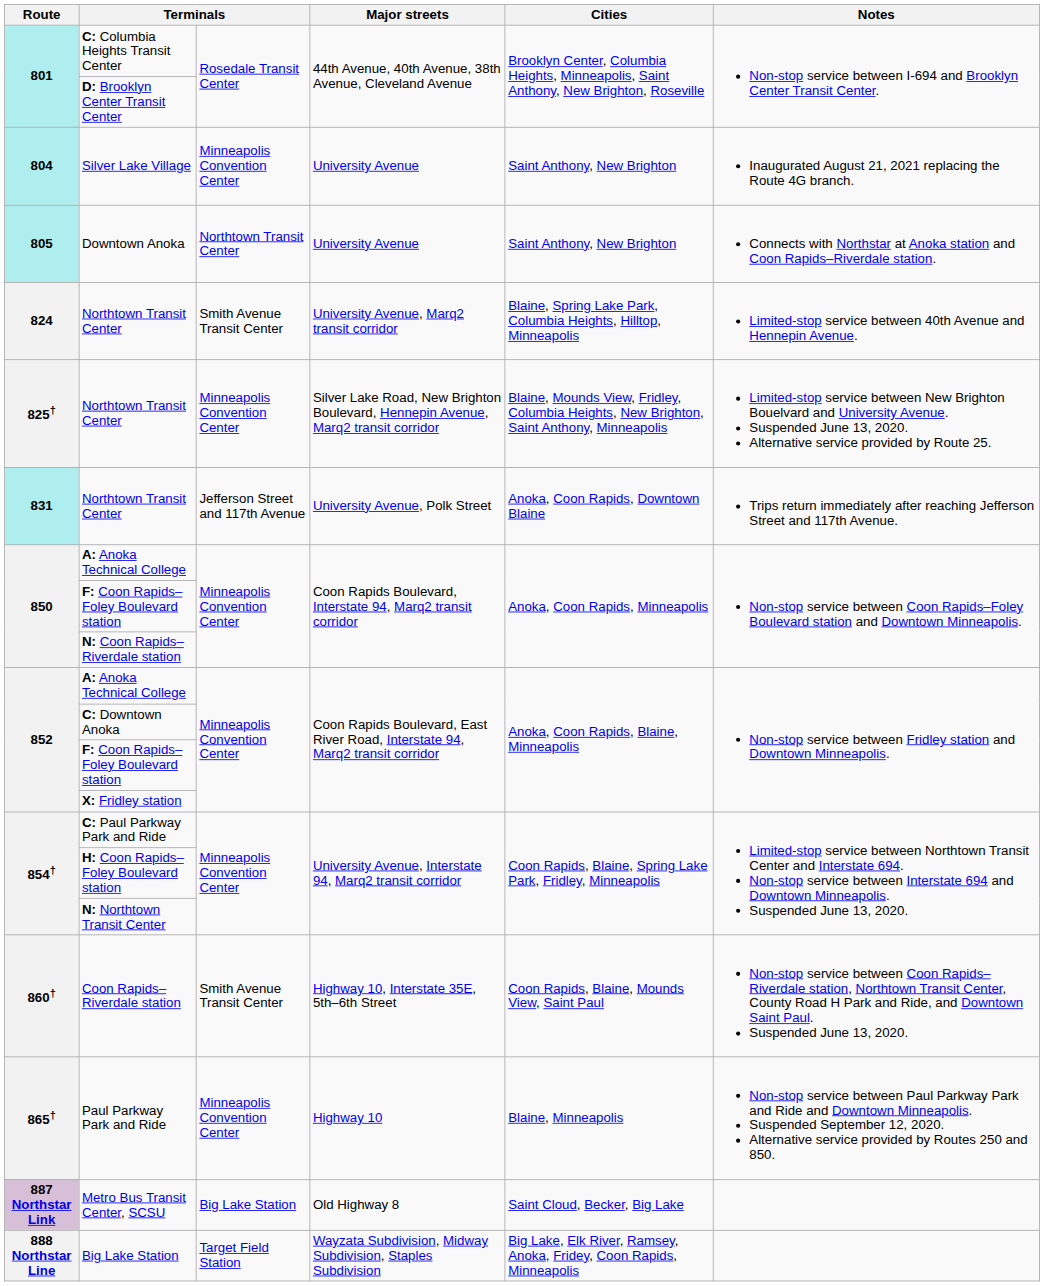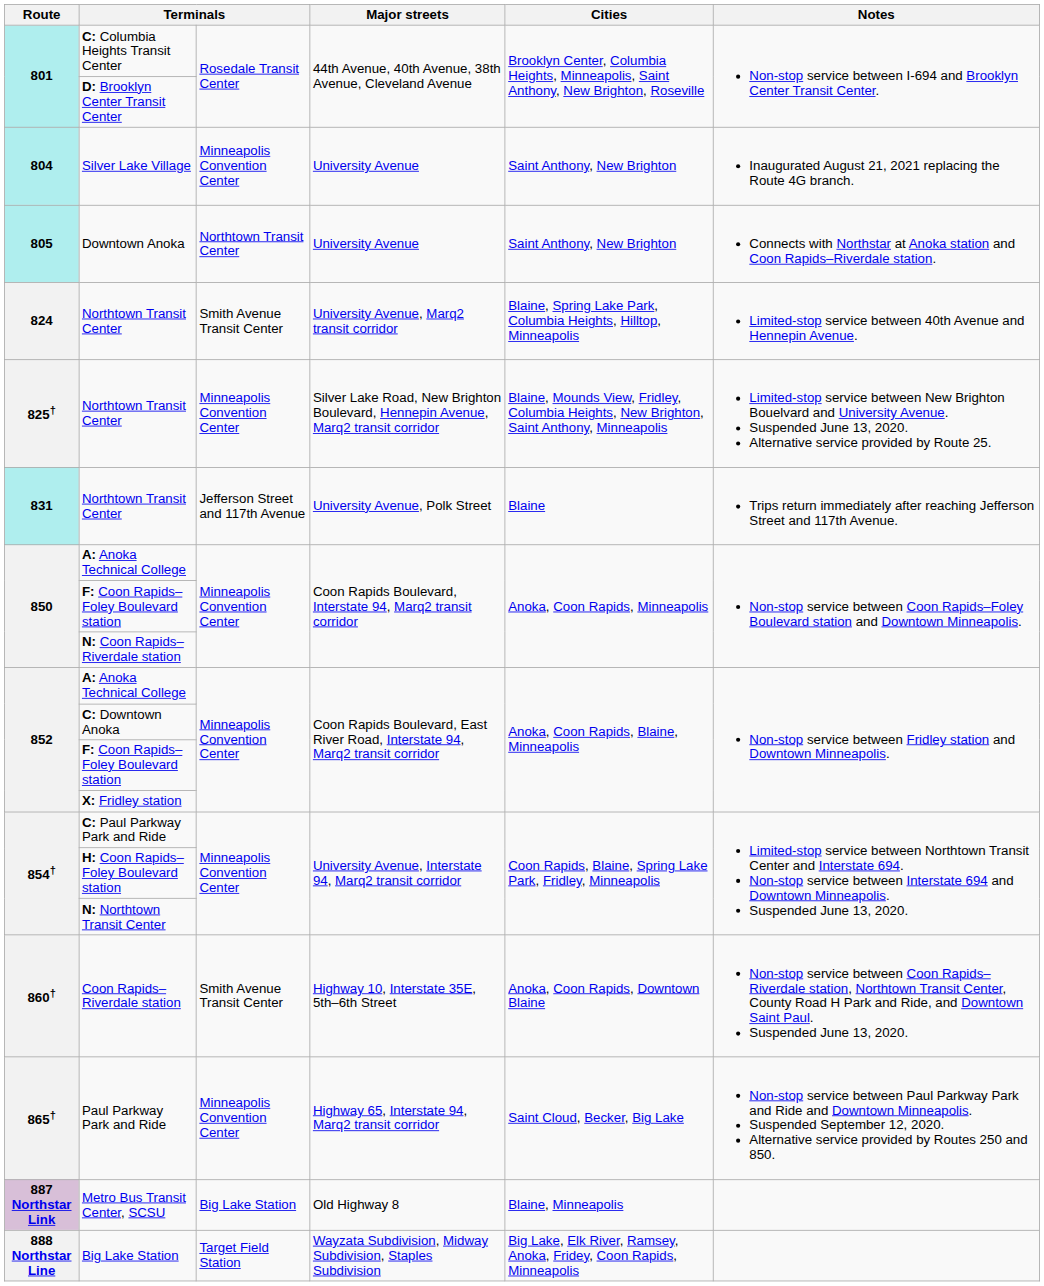(604, 506) Anoka, Coon Rapids, Downtown Blaine -> (527, 506) Blaine
(596, 995) Coon Rapids, Blaine, Mounds View, Saint Paul -> (604, 995) Anoka, Coon Rapids, Downtown Blaine
(348, 1118) Highway 10 -> (390, 1118) Highway 65, Interstate 94, Marq2 transit corridor
(566, 1118) Blaine, Minneapolis -> (596, 1118) Saint Cloud, Becker, Big Lake
(596, 1204) Saint Cloud, Becker, Big Lake -> (566, 1204) Blaine, Minneapolis
